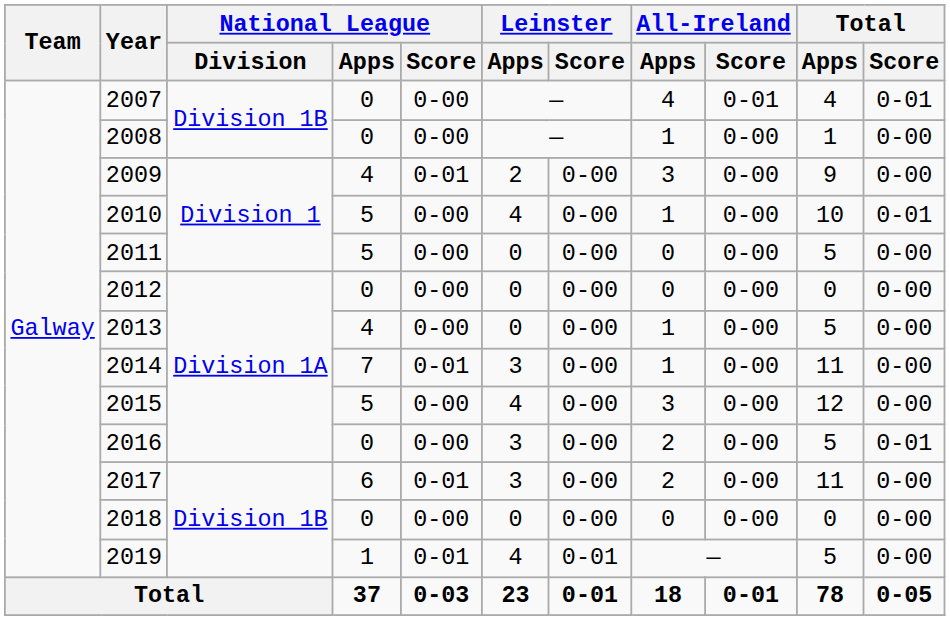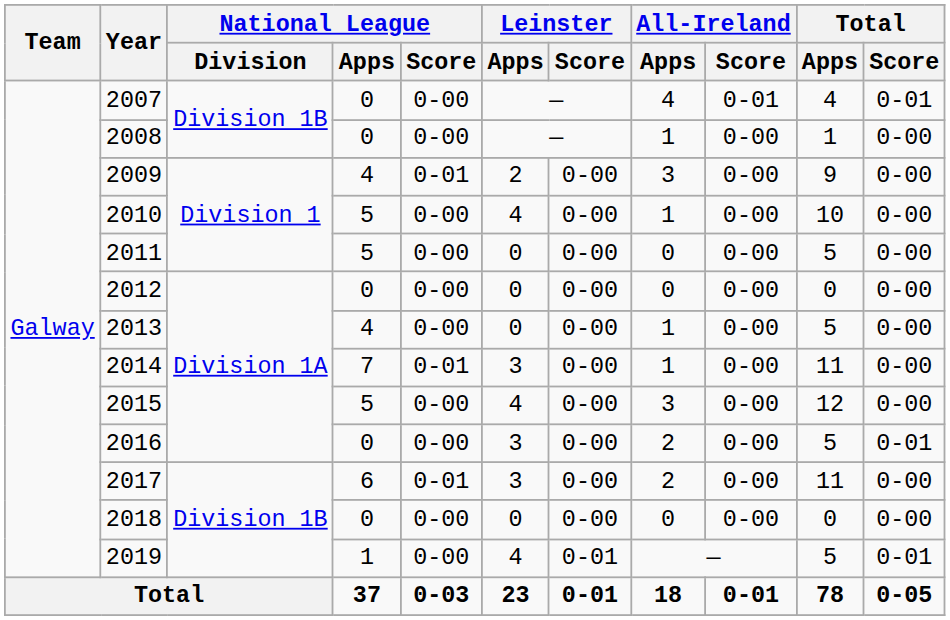(904, 215) 0-01 -> (904, 215) 0-00
(441, 558) 0-01 -> (441, 558) 0-00
(904, 558) 0-00 -> (904, 558) 0-01
